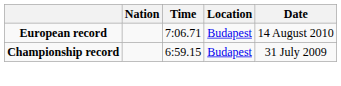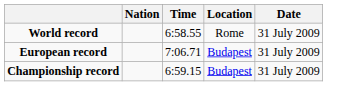+ row: (63, 33)
(296, 33) 14 August 2010 -> (289, 52) 31 July 2009
